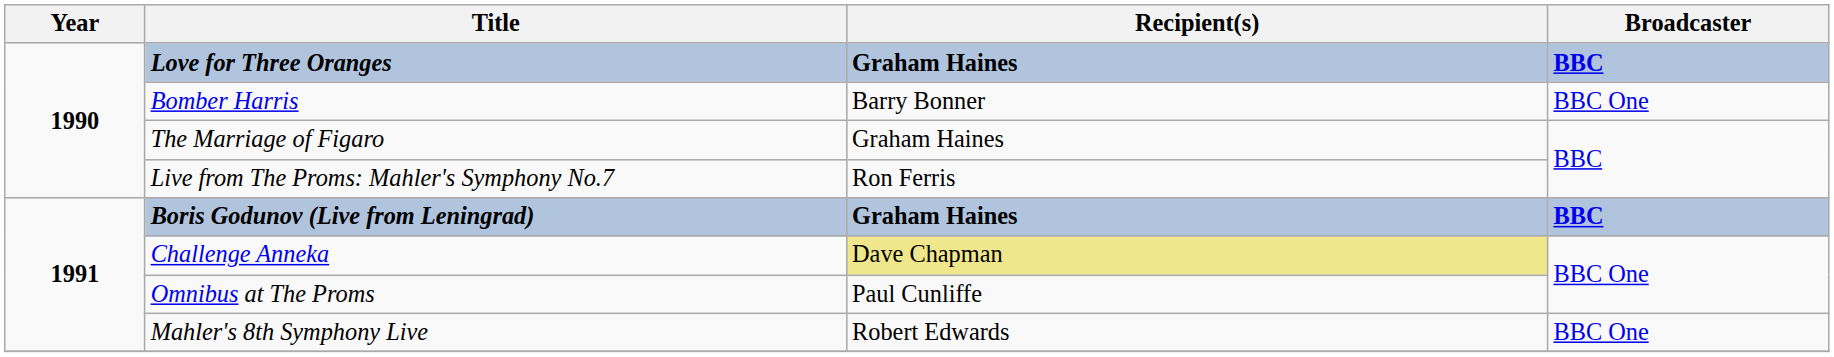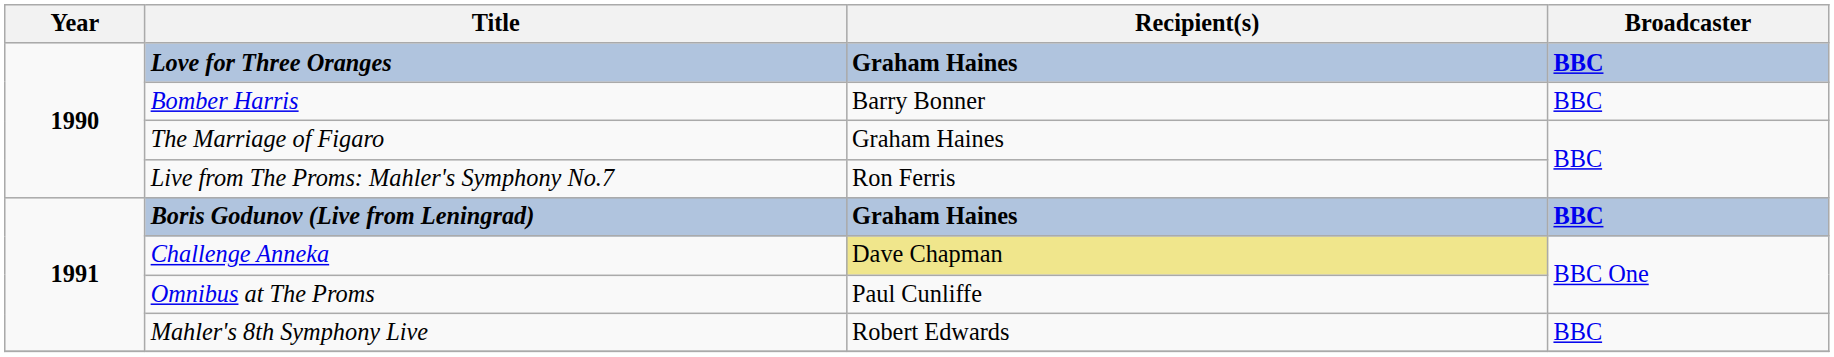(1601, 100) BBC One -> (1578, 100) BBC
(1601, 332) BBC One -> (1578, 332) BBC
